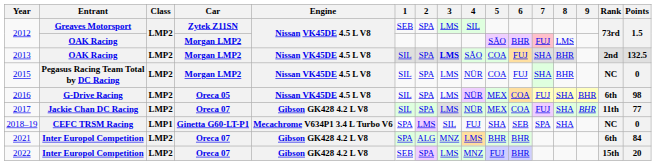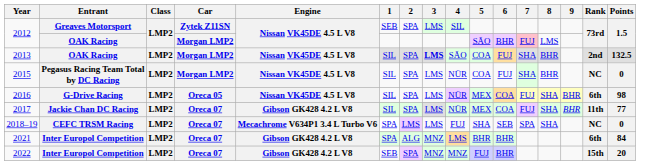(161, 123) LMP1 -> (161, 123) LMP2
(213, 123) Ginetta G60-LT-P1 -> (205, 123) Oreca 07
(449, 123) SIL -> (434, 123) LMS
(449, 153) LMS -> (434, 153) MNZ
